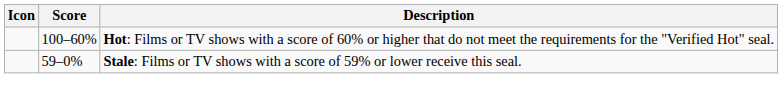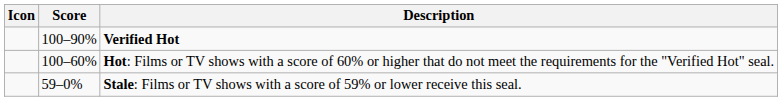+ row: (141, 38)
